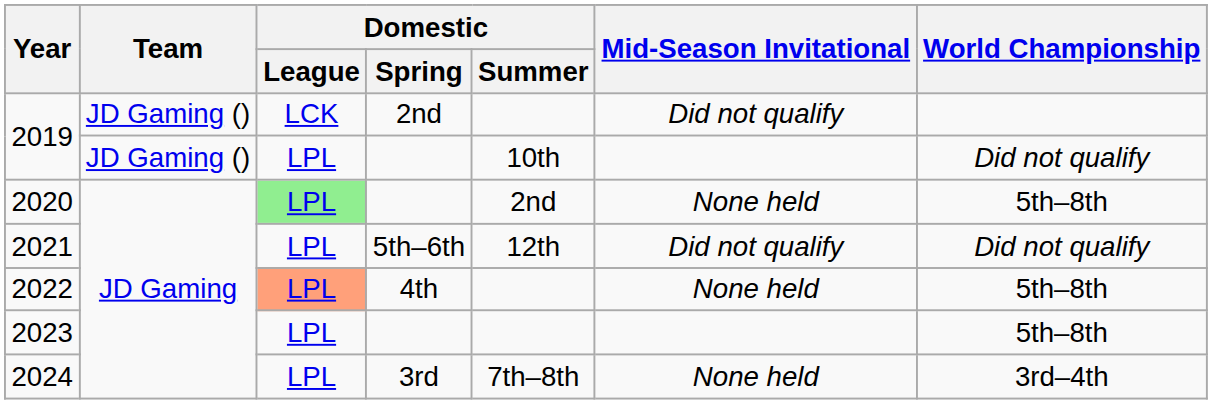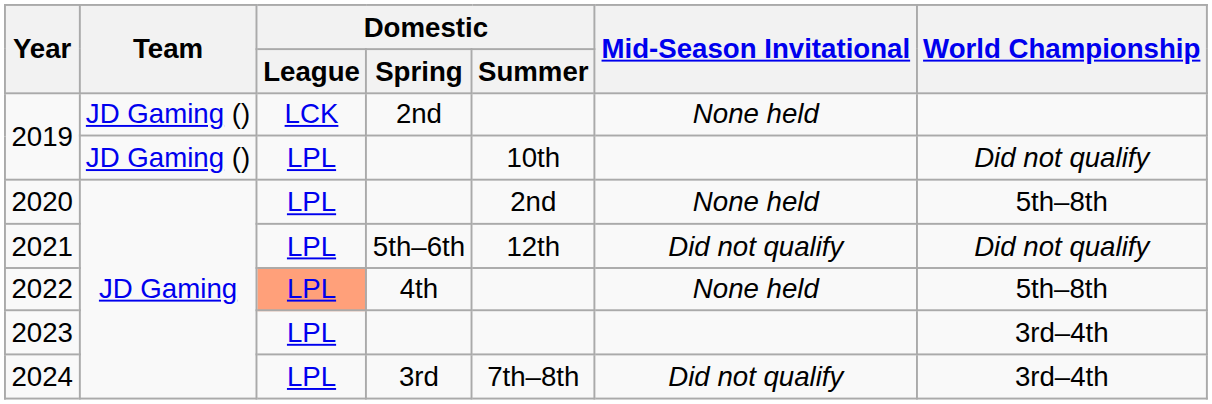(756, 115) Did not qualify -> (756, 115) None held
(312, 202) lightgreen background -> (312, 202) no background
(1062, 333) 5th–8th -> (1062, 333) 3rd–4th
(756, 377) None held -> (756, 377) Did not qualify
